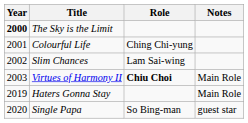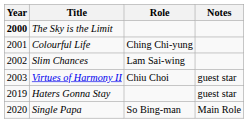(149, 77) bold -> (148, 77) normal
(219, 77) Main Role -> (217, 77) guest star
(219, 93) Main Role -> (217, 93) guest star
(217, 110) guest star -> (219, 110) Main Role
